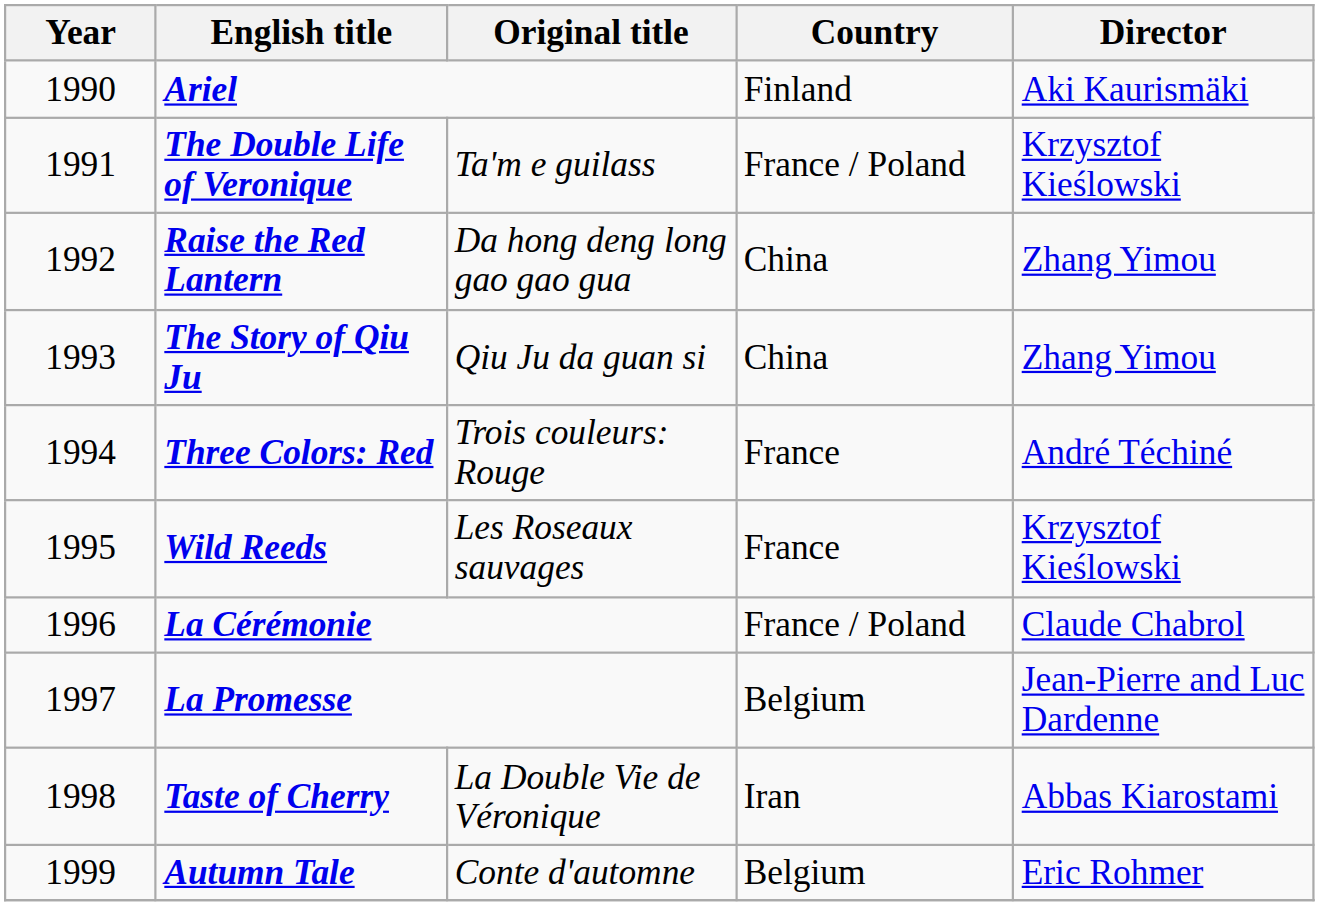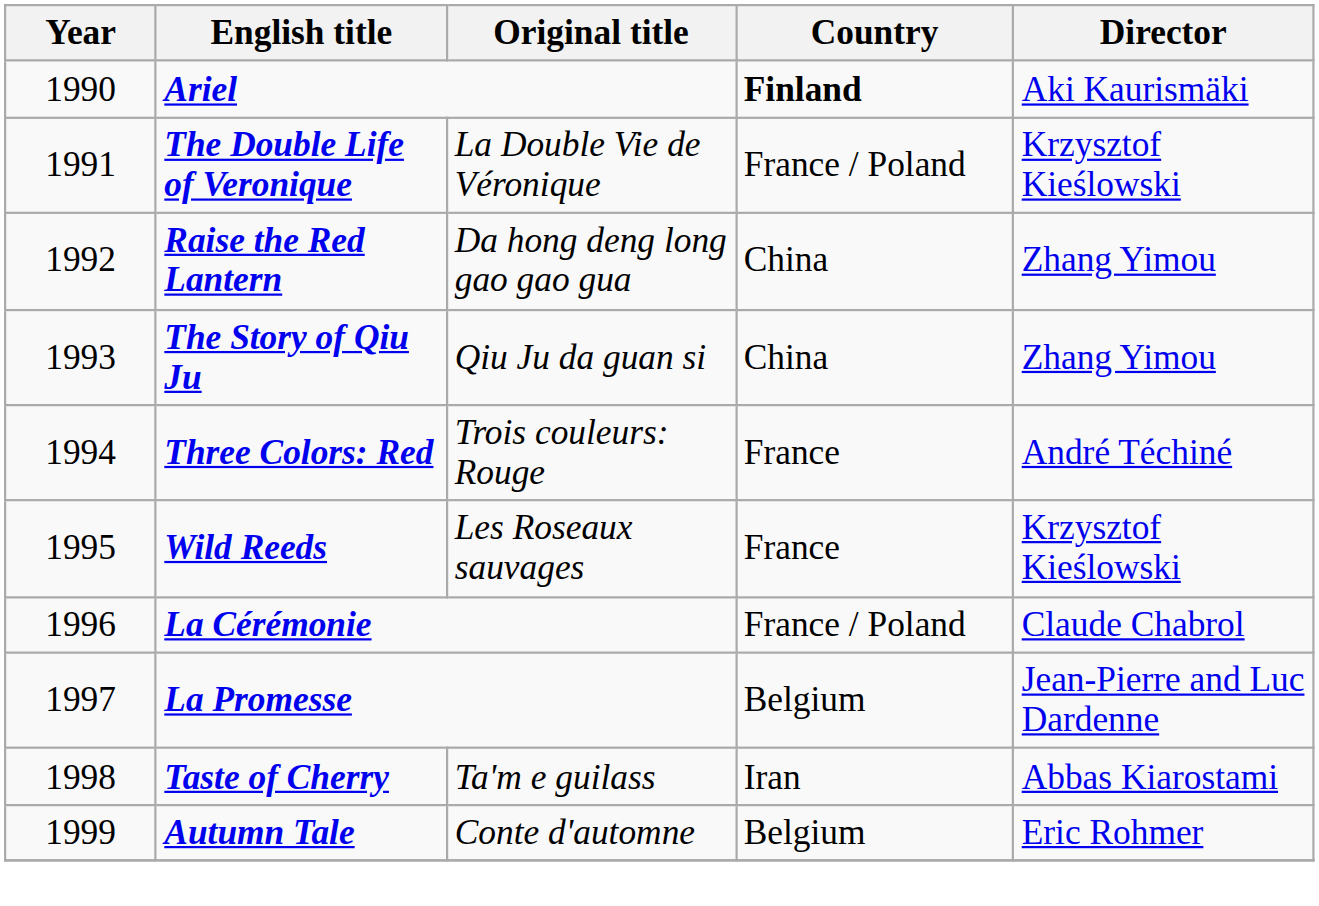(798, 88) normal -> (803, 88) bold
(555, 164) Ta'm e guilass -> (578, 164) La Double Vie de Véronique
(578, 795) La Double Vie de Véronique -> (555, 775) Ta'm e guilass
